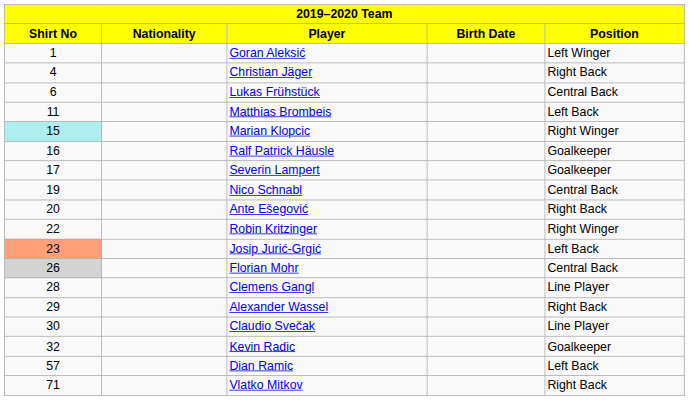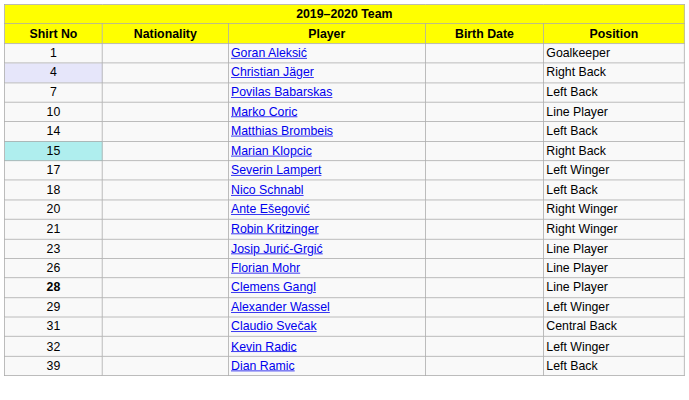(579, 53) Left Winger -> (578, 53) Goalkeeper
(53, 72) no background -> (53, 72) lavender background
- row: (275, 92)
+ row: (282, 92)
+ row: (264, 111)
(53, 111) 11 -> (53, 131) 14
(583, 131) Right Winger -> (576, 151) Right Back
- row: (282, 151)
(579, 170) Goalkeeper -> (578, 170) Left Winger
(53, 190) 19 -> (53, 190) 18
(583, 190) Central Back -> (572, 190) Left Back
(577, 209) Right Back -> (582, 209) Right Winger
(53, 229) 22 -> (53, 229) 21
(53, 248) lightsalmon background -> (53, 248) no background
(573, 248) Left Back -> (577, 248) Line Player
(53, 268) lightgrey background -> (53, 268) no background
(583, 268) Central Back -> (577, 268) Line Player
(53, 287) normal -> (53, 287) bold
(577, 307) Right Back -> (578, 307) Left Winger
(53, 326) 30 -> (53, 326) 31
(578, 326) Line Player -> (582, 326) Central Back
(579, 346) Goalkeeper -> (578, 346) Left Winger
(53, 365) 57 -> (53, 365) 39
- row: (266, 385)
